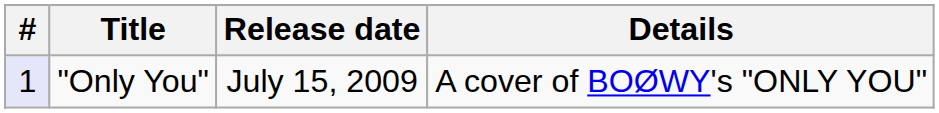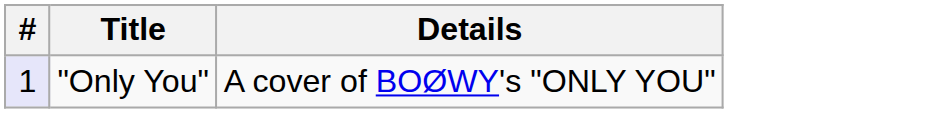- column: (322, 30)
